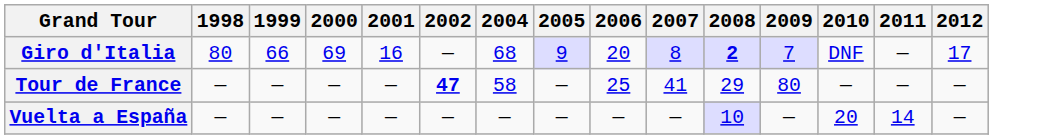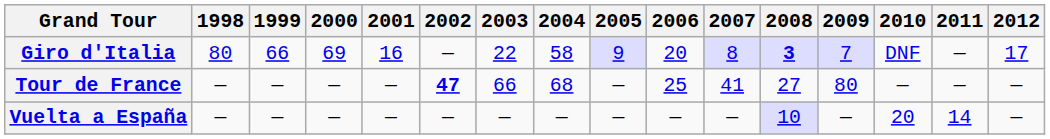+ column: (505, 21)
(505, 53) 68 -> (562, 53) 58
(732, 53) 2 -> (789, 53) 3
(505, 85) 58 -> (562, 85) 68
(732, 85) 29 -> (789, 85) 27
